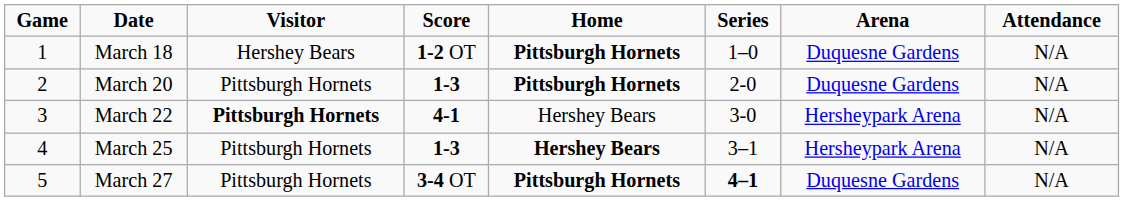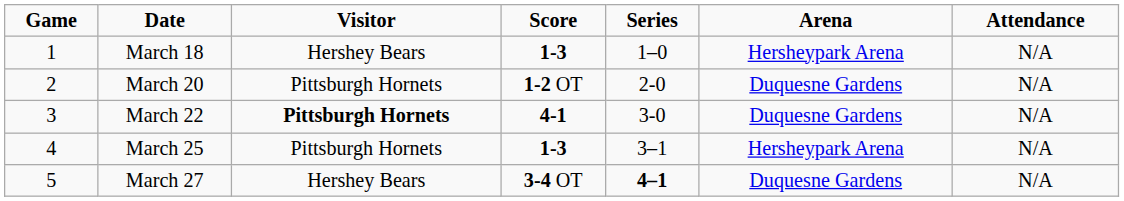- column: (597, 20)
(446, 52) 1-2 OT -> (553, 52) 1-3
(883, 52) Duquesne Gardens -> (826, 52) Hersheypark Arena
(446, 84) 1-3 -> (553, 84) 1-2 OT
(883, 116) Hersheypark Arena -> (826, 116) Duquesne Gardens
(296, 180) Pittsburgh Hornets -> (366, 180) Hershey Bears
